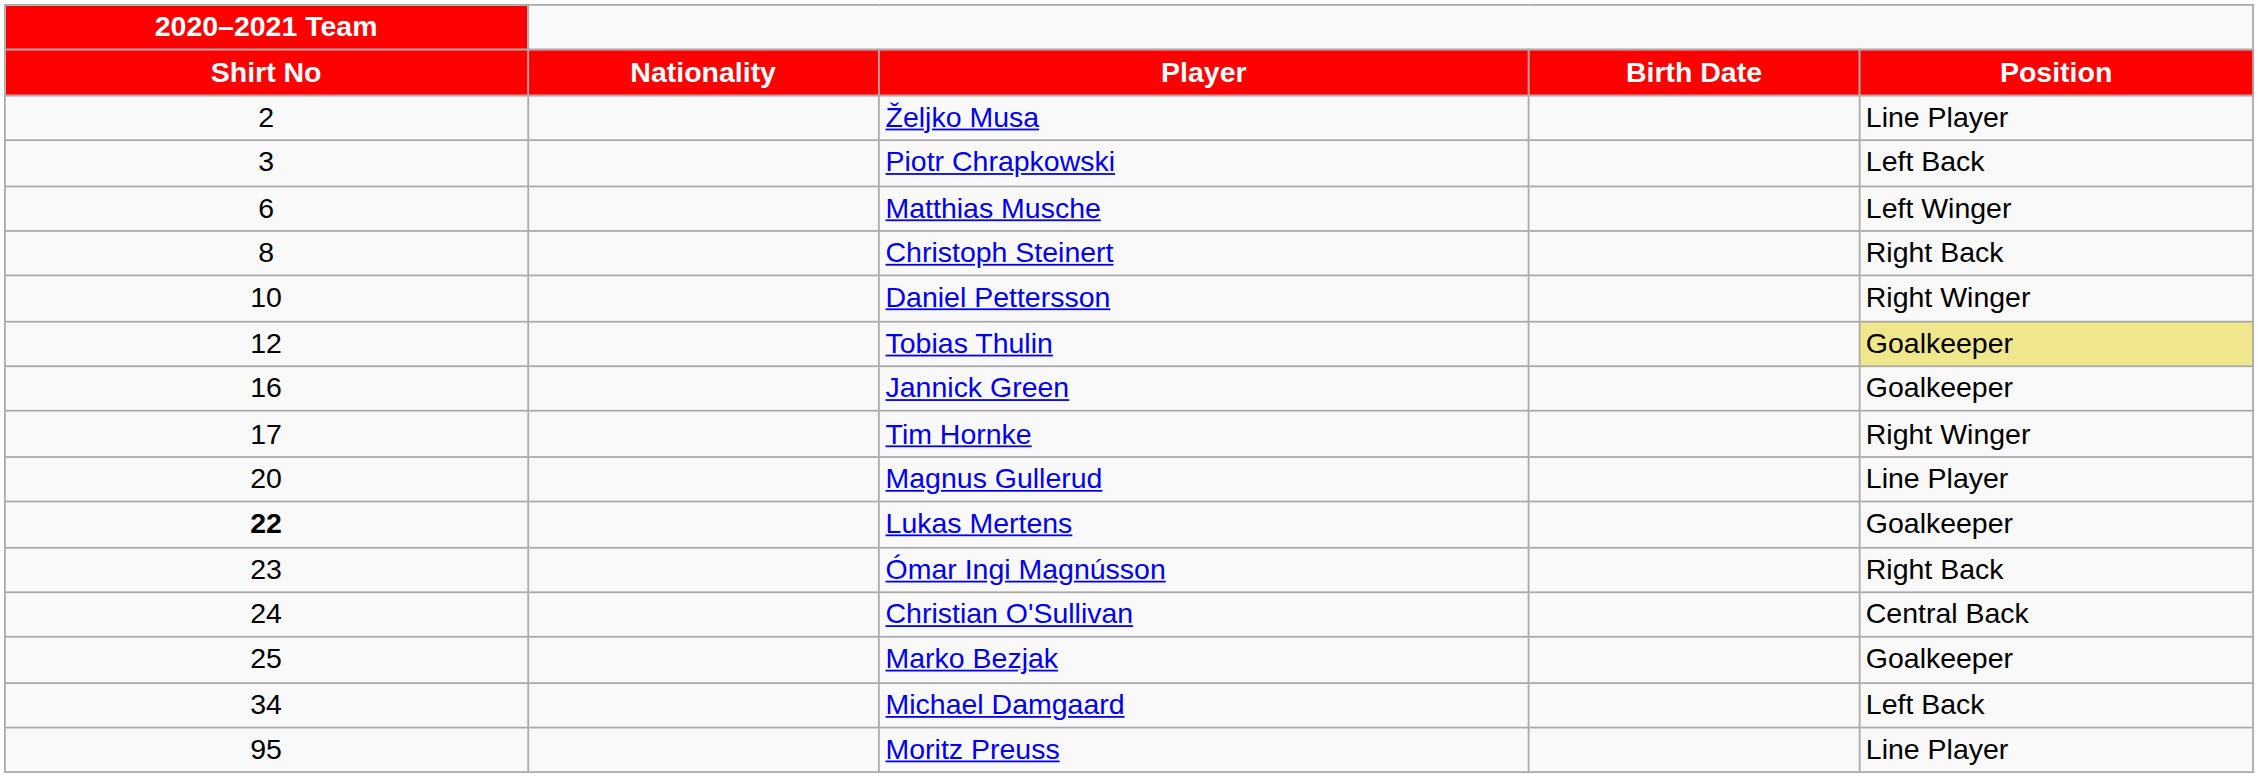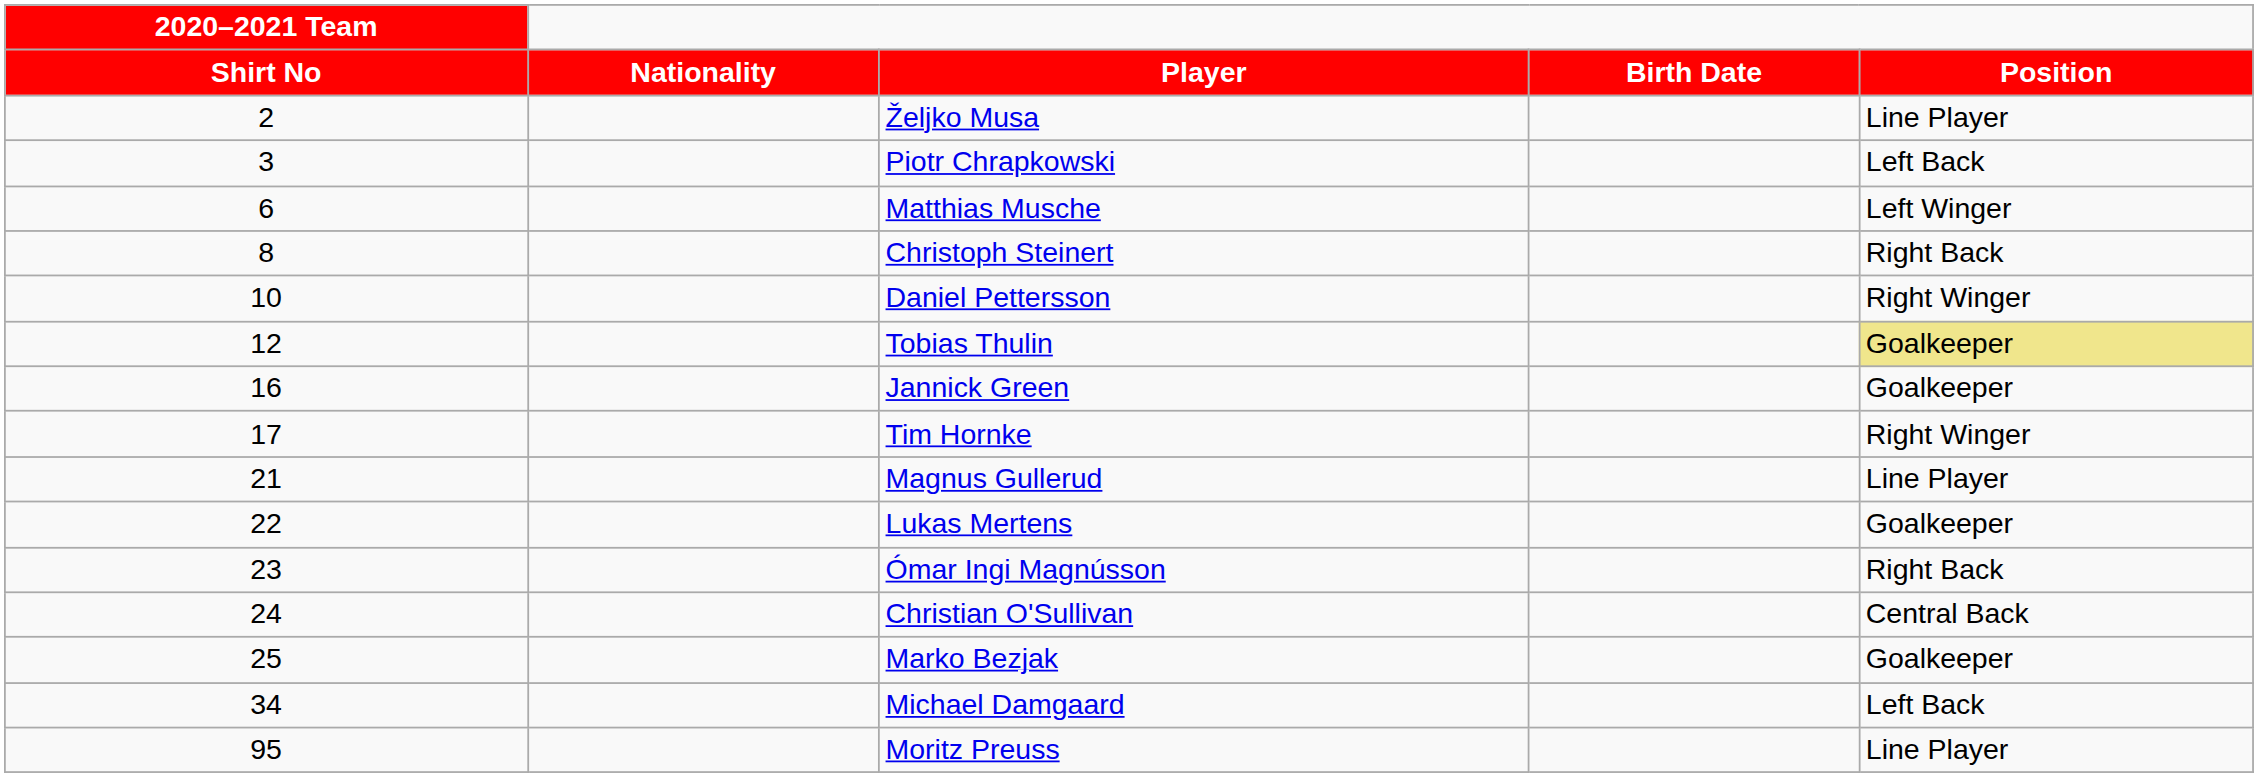(266, 478) 20 -> (266, 478) 21
(266, 523) bold -> (266, 523) normal
